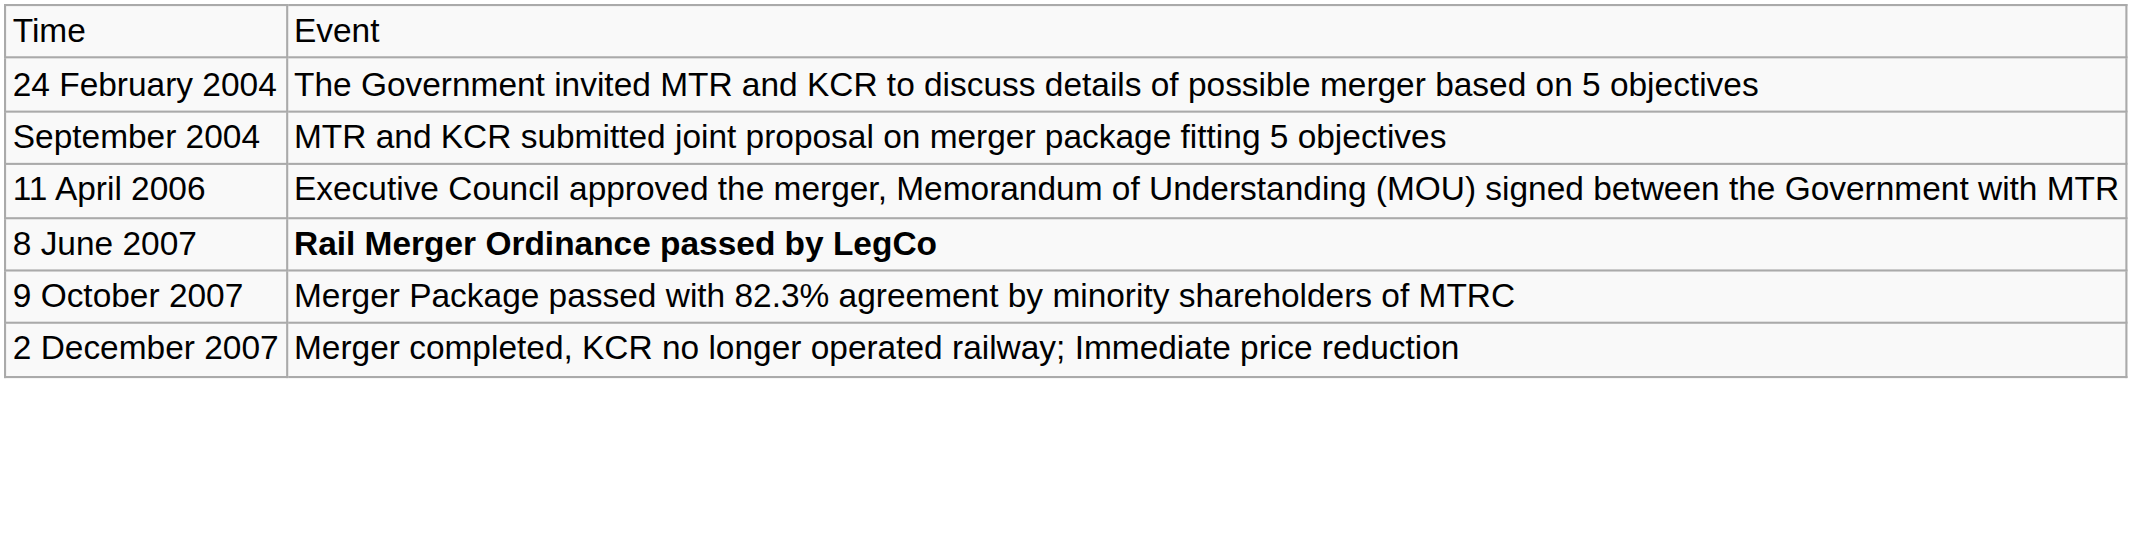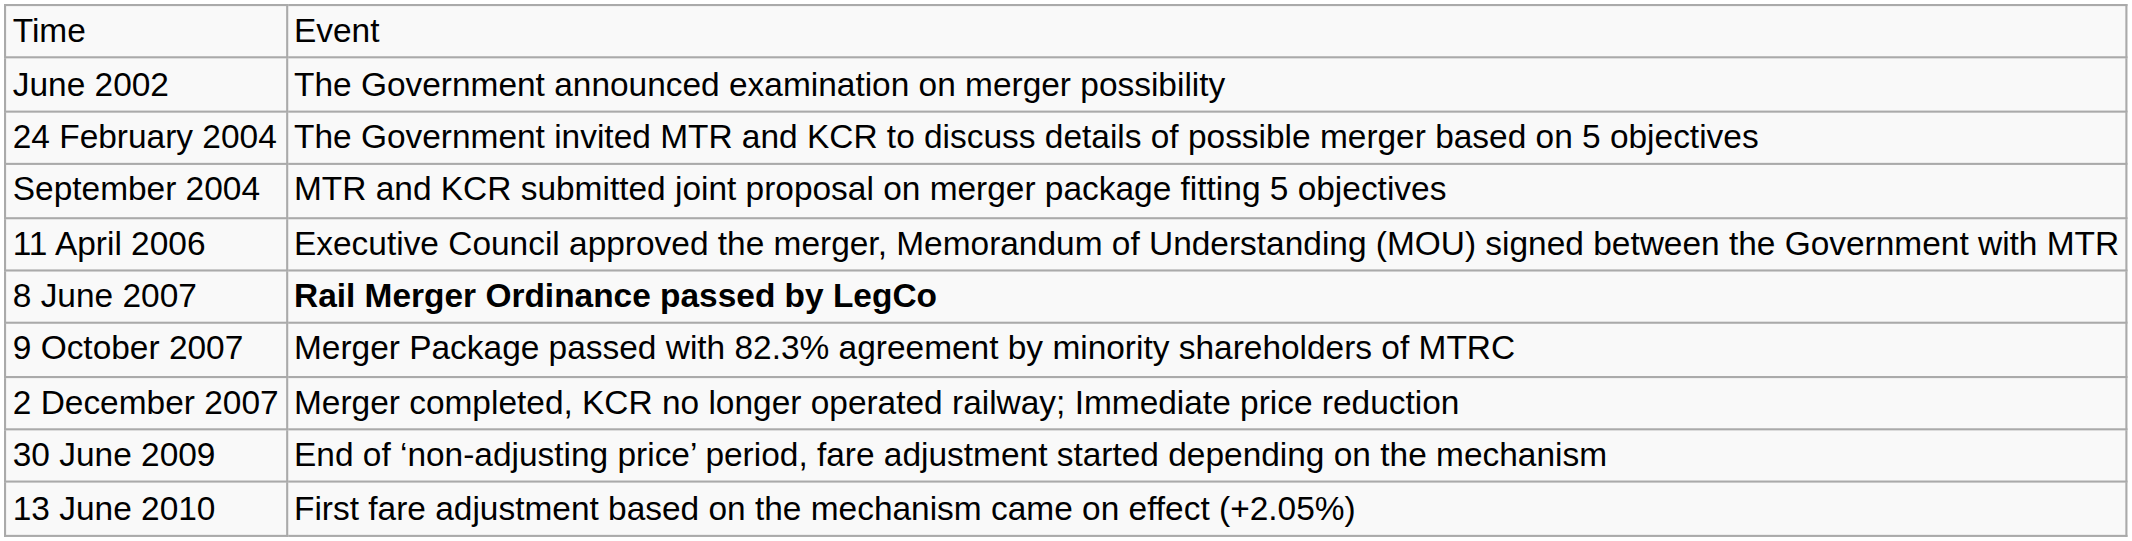+ row: (91, 84)
+ row: (114, 455)
+ row: (114, 508)
